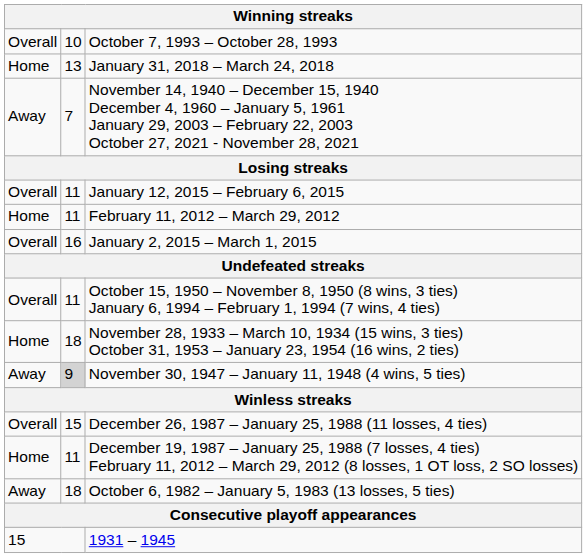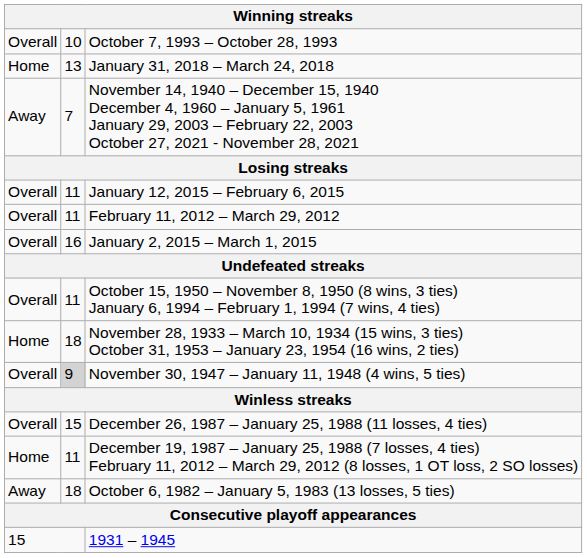(29, 216) Home -> (33, 216) Overall
(27, 374) Away -> (33, 374) Overall
